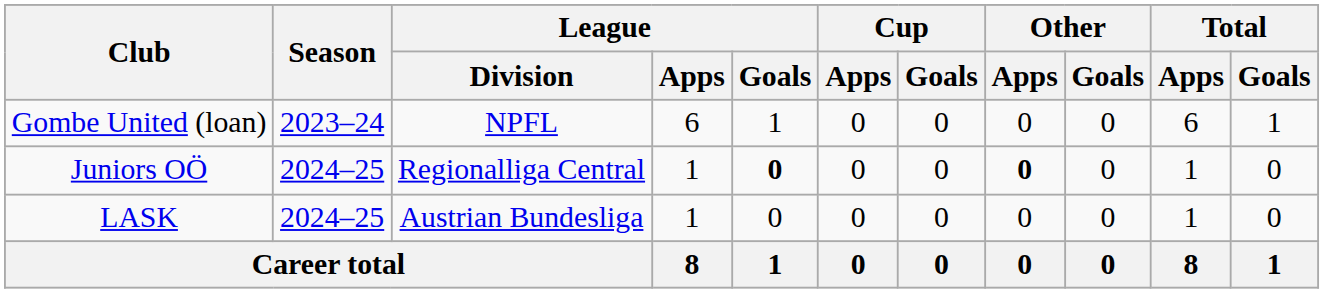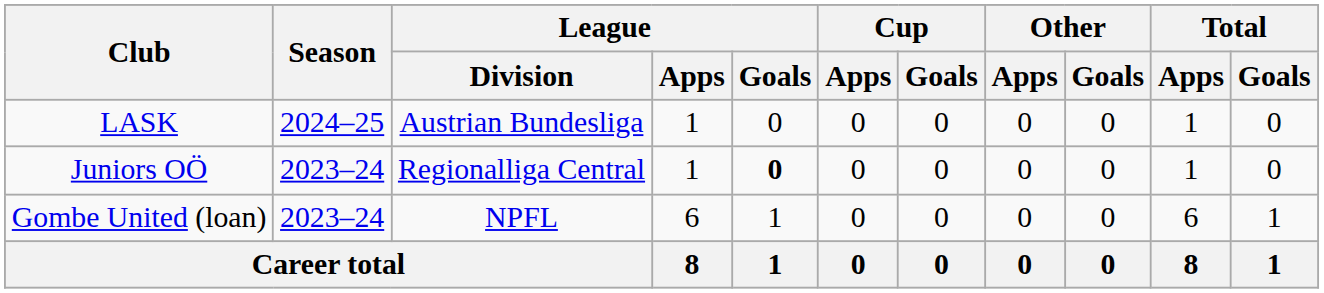rows swapped: (139, 122) <-> (139, 216)
(332, 169) 2024–25 -> (332, 169) 2023–24
(1025, 169) bold -> (1025, 169) normal
